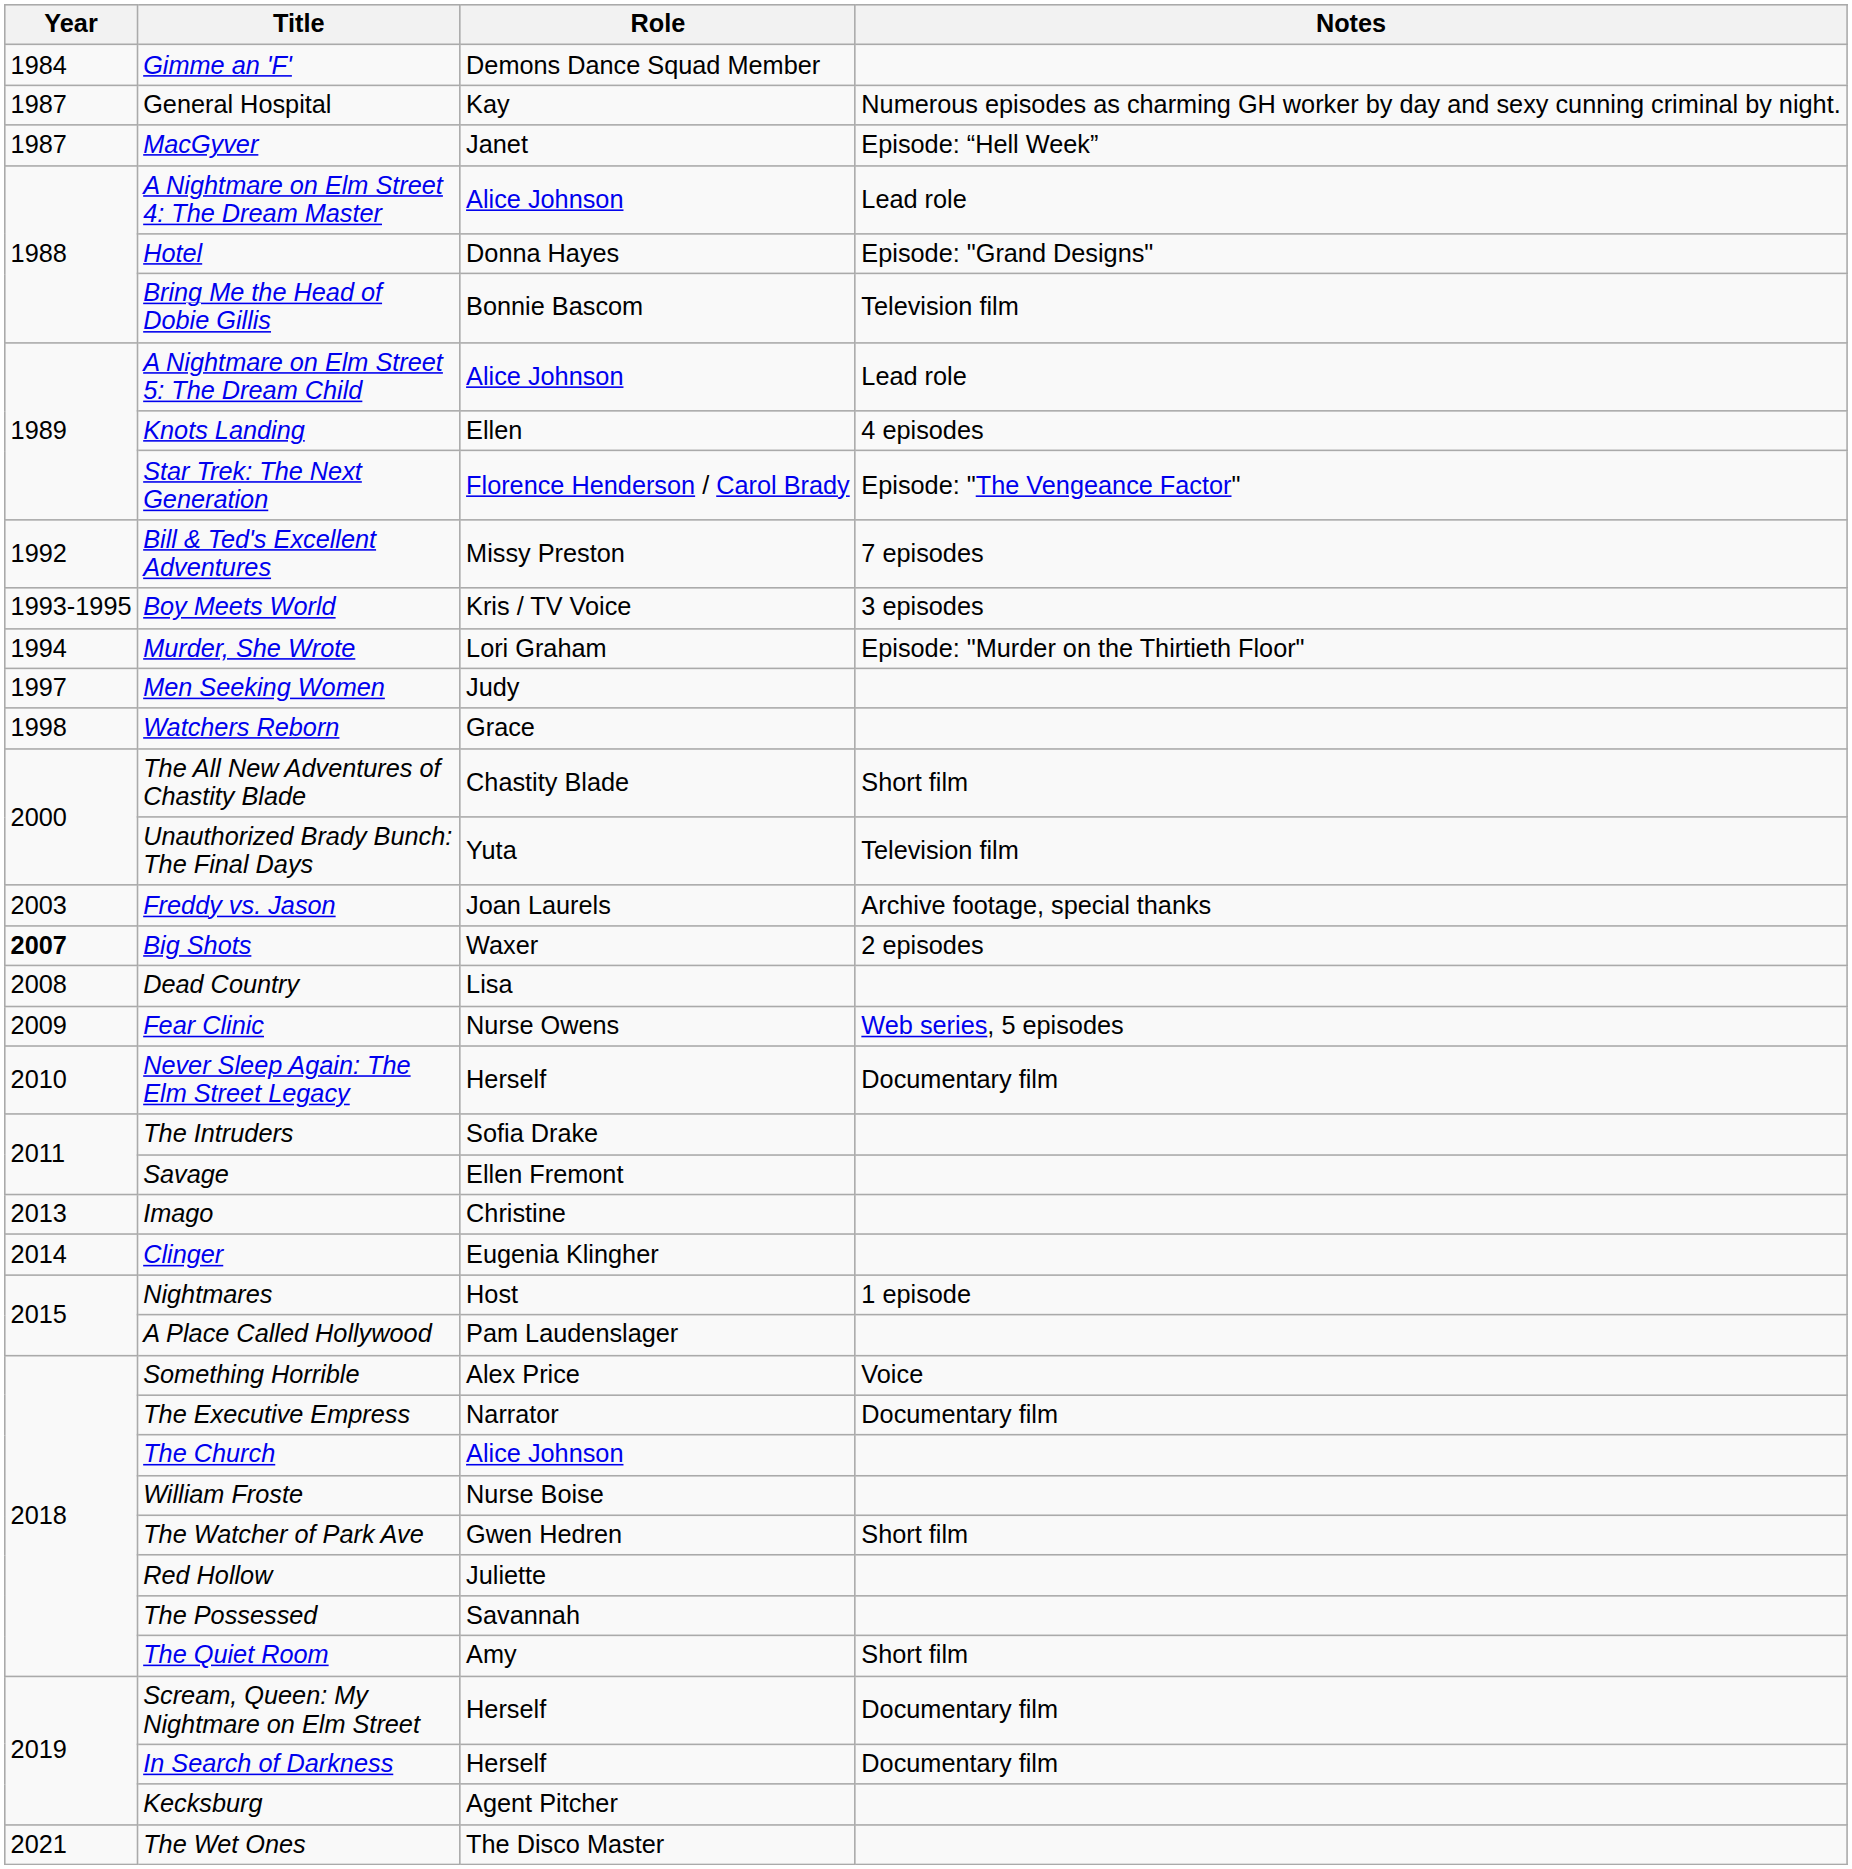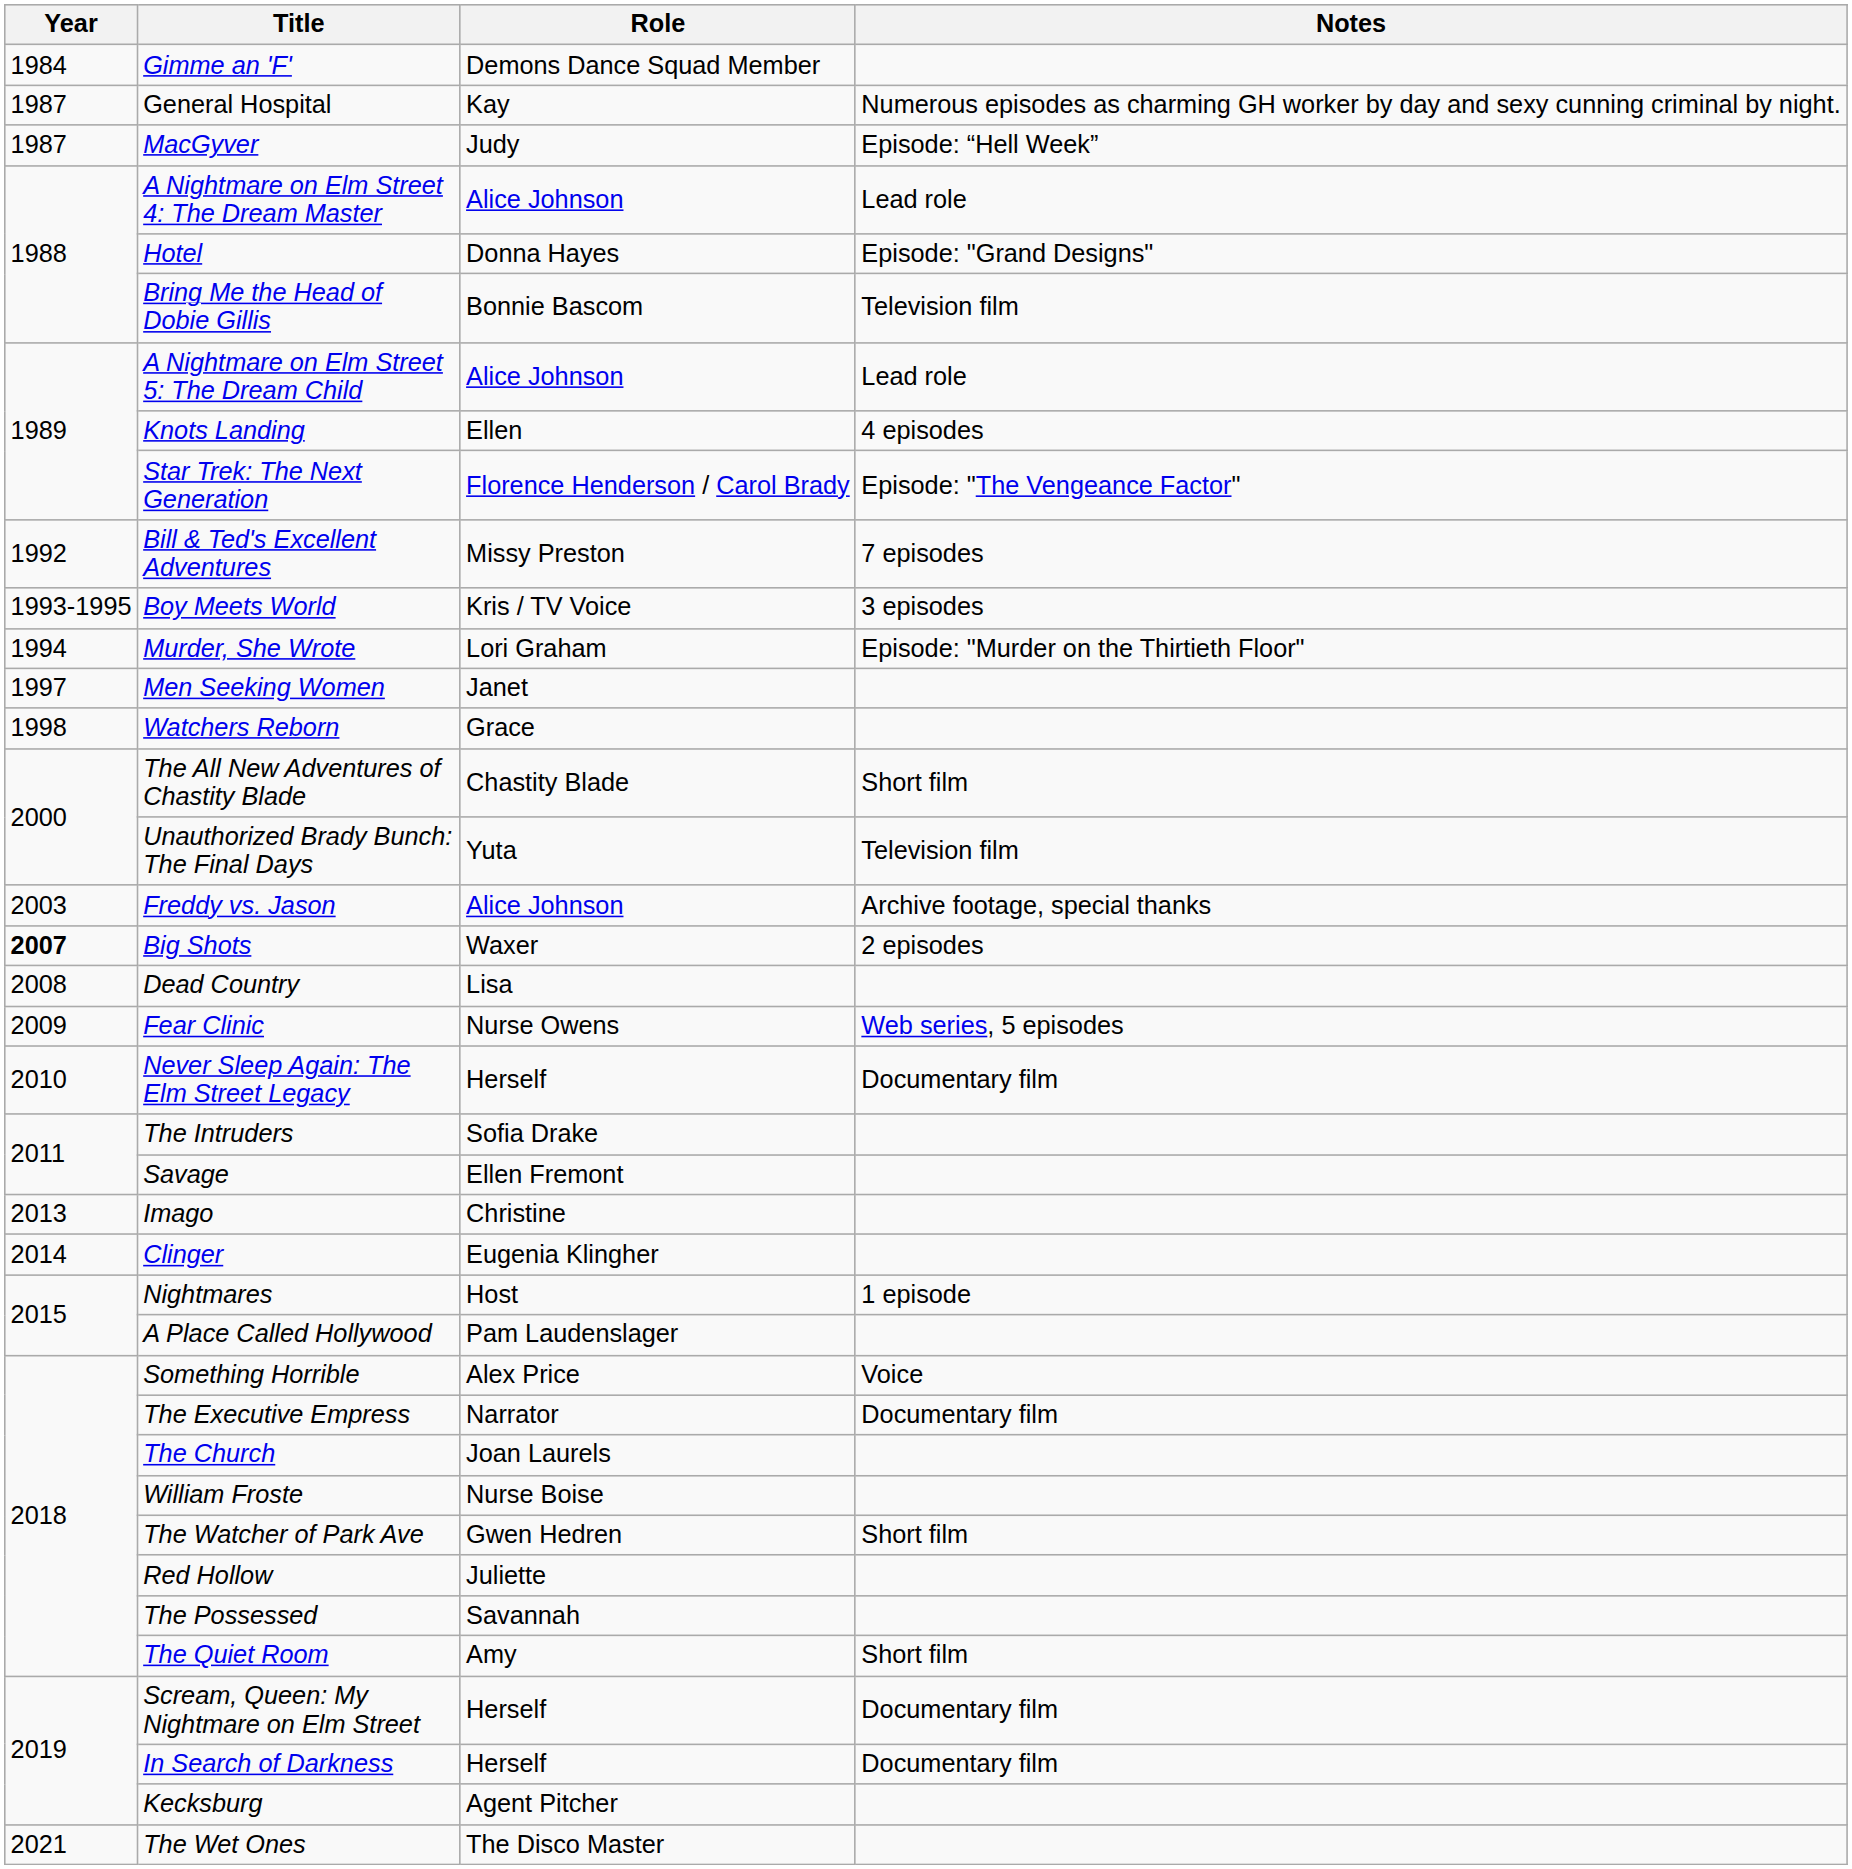(497, 144) Janet -> (493, 144) Judy
(493, 687) Judy -> (497, 687) Janet
(538, 905) Joan Laurels -> (545, 905) Alice Johnson
(545, 1454) Alice Johnson -> (538, 1454) Joan Laurels
